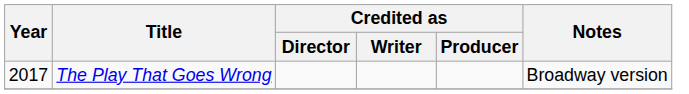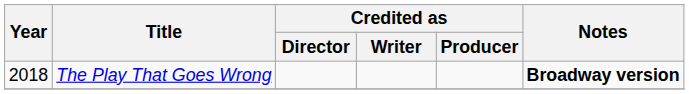(28, 74) 2017 -> (28, 74) 2018
(597, 74) normal -> (603, 74) bold
